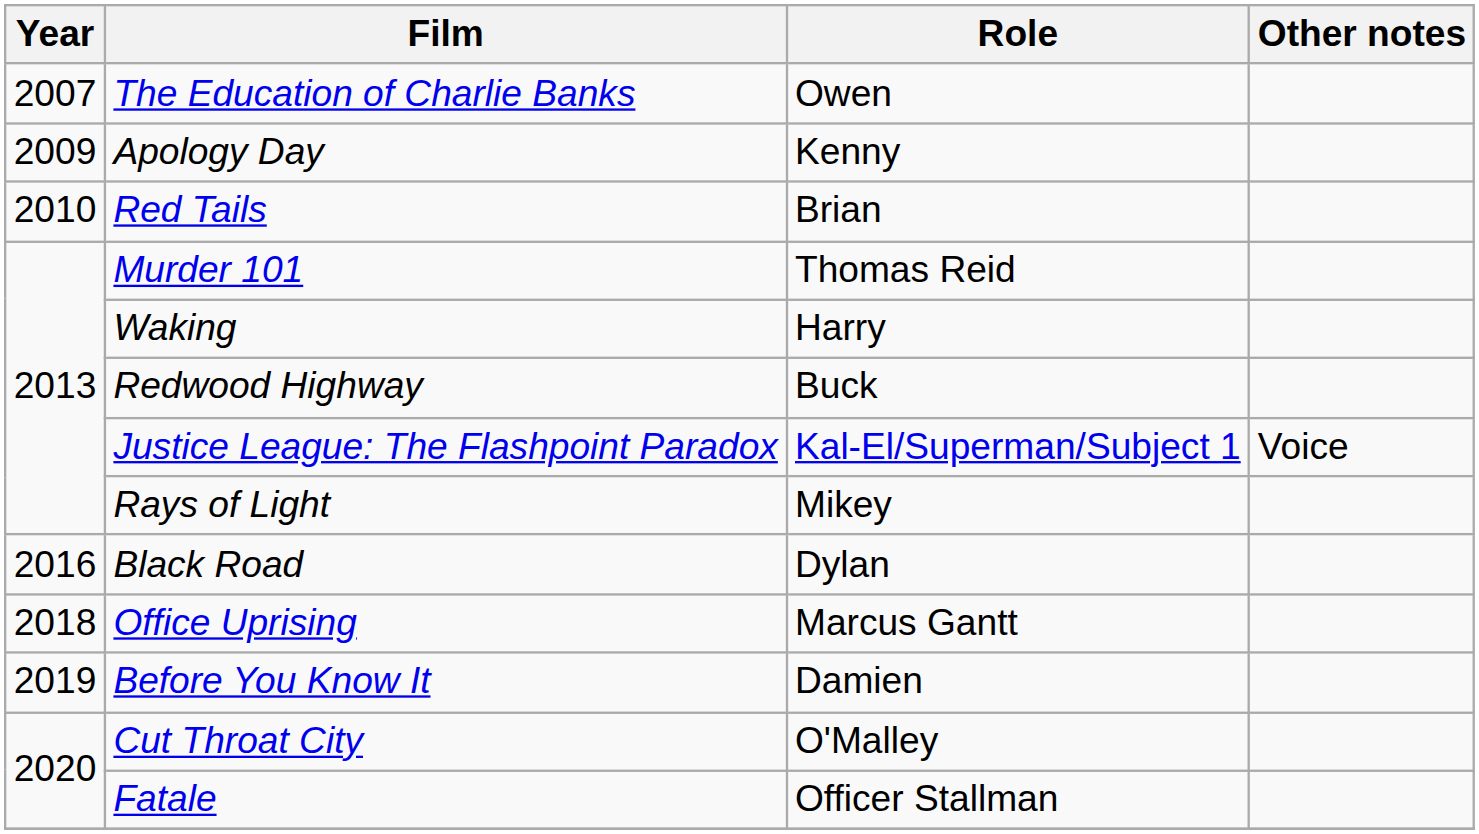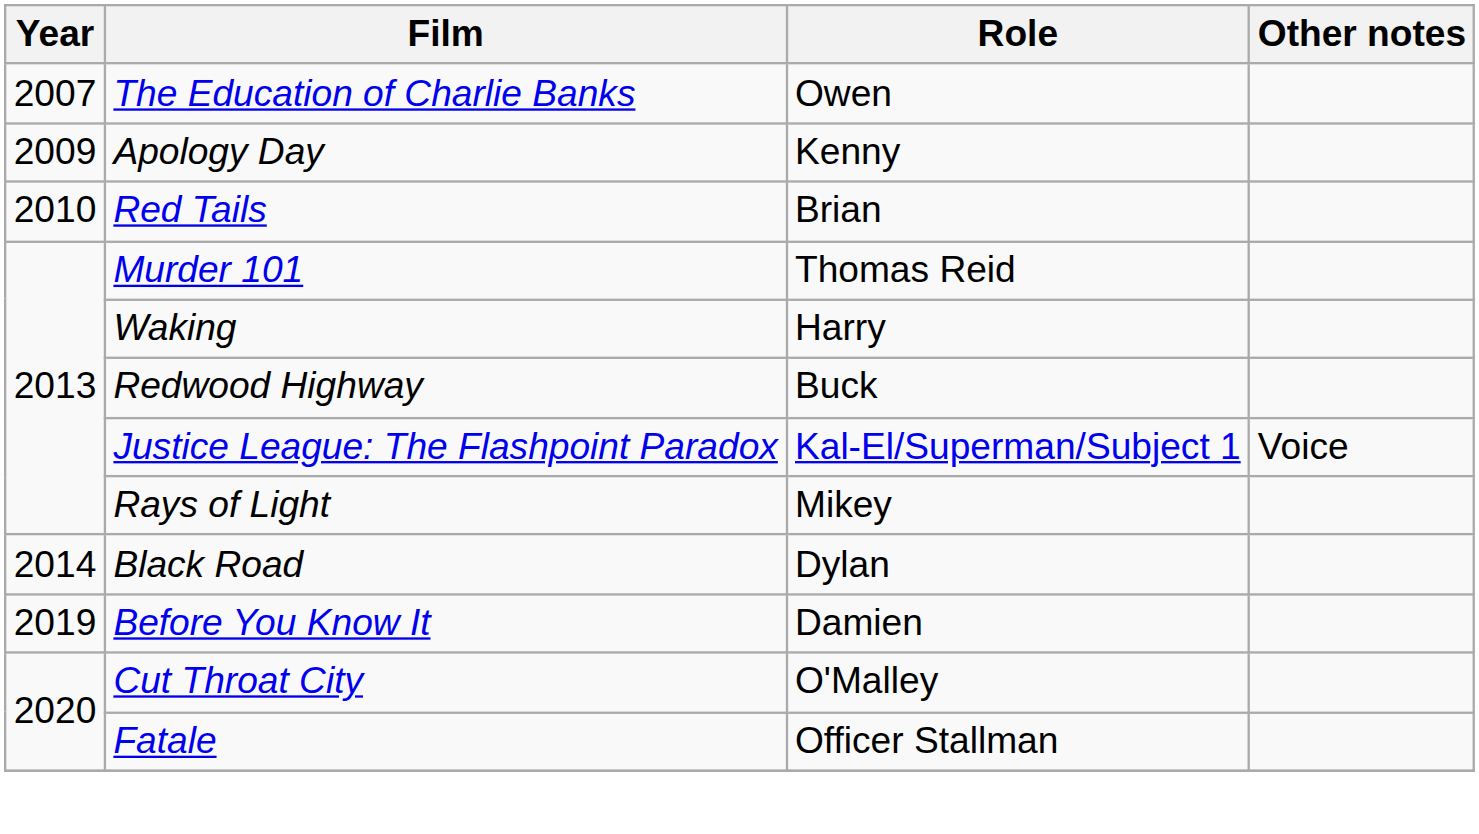(55, 563) 2016 -> (55, 563) 2014
- row: (235, 622)
